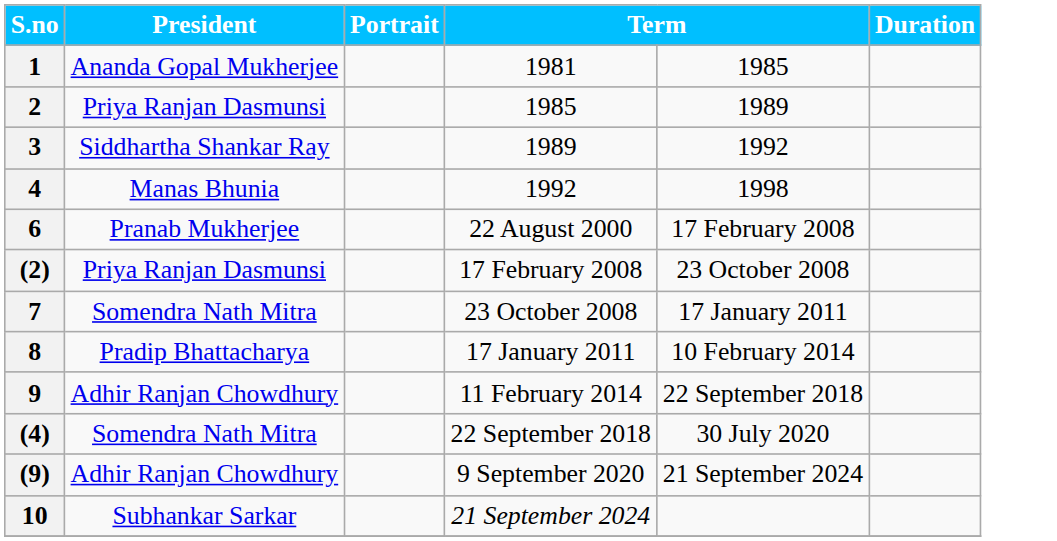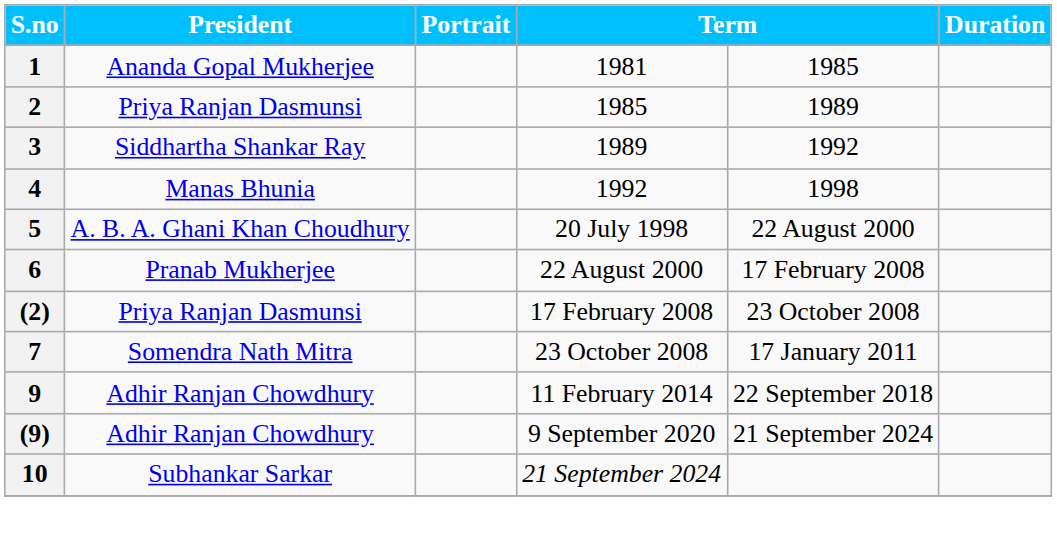+ row: (35, 229)
- row: (35, 351)
- row: (35, 433)
